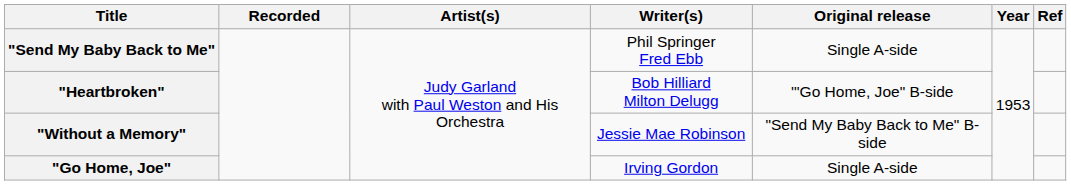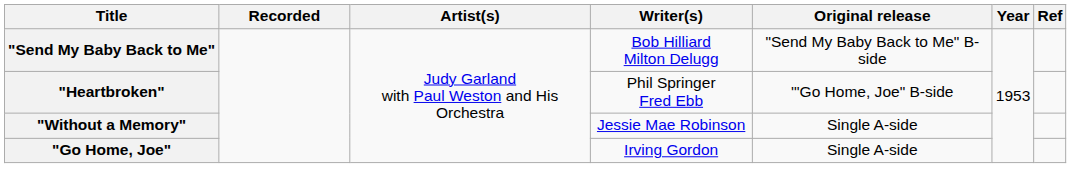(671, 50) Phil Springer Fred Ebb -> (671, 50) Bob Hilliard Milton Delugg
(872, 50) Single A-side -> (872, 50) "Send My Baby Back to Me" B-side
(671, 92) Bob Hilliard Milton Delugg -> (671, 92) Phil Springer Fred Ebb
(872, 134) "Send My Baby Back to Me" B-side -> (872, 125) Single A-side
